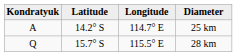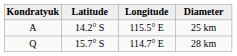(147, 28) 114.7° E -> (147, 28) 115.5° E
(147, 43) 115.5° E -> (147, 43) 114.7° E
